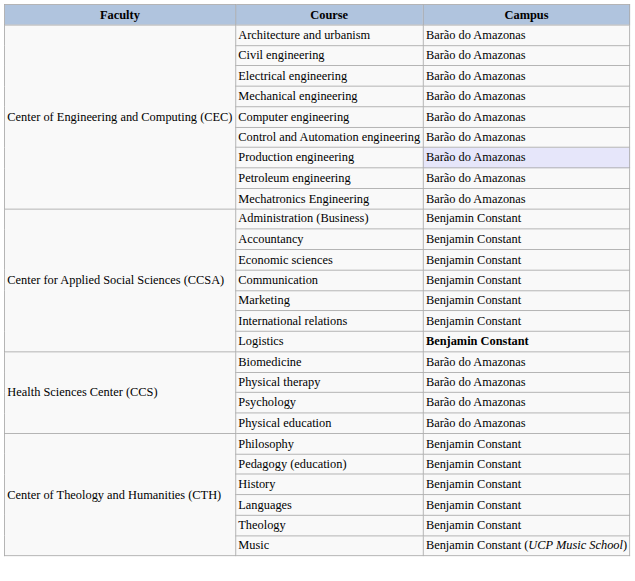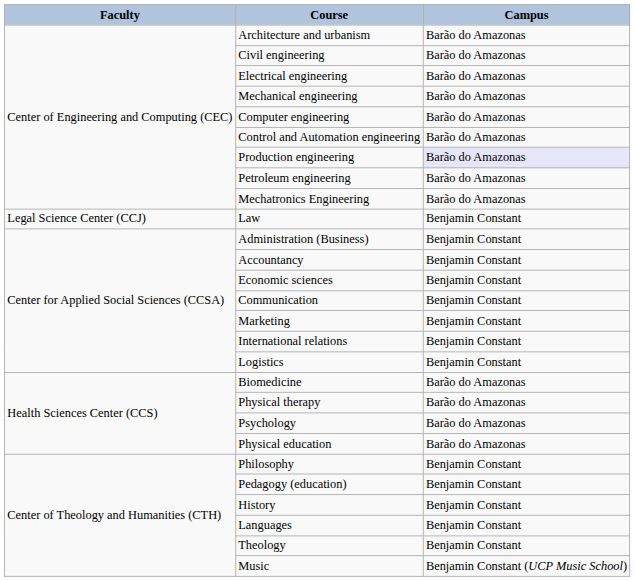+ row: (249, 219)
(477, 341) bold -> (474, 362) normal
